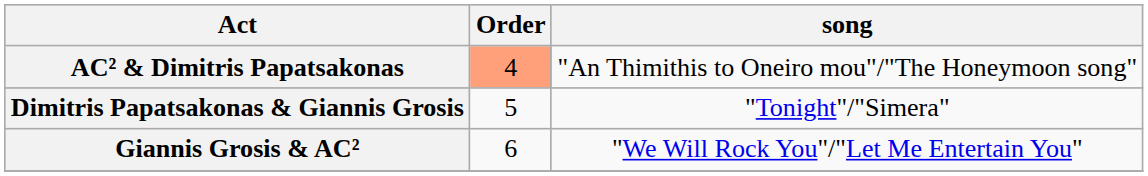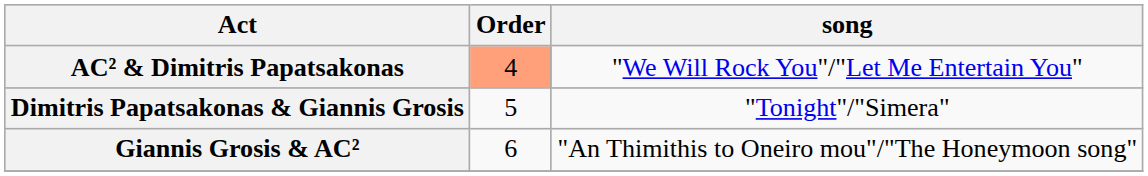(847, 66) "An Thimithis to Oneiro mou"/"The Honeymoon song" -> (847, 66) "We Will Rock You"/"Let Me Entertain You"
(847, 149) "We Will Rock You"/"Let Me Entertain You" -> (847, 149) "An Thimithis to Oneiro mou"/"The Honeymoon song"
